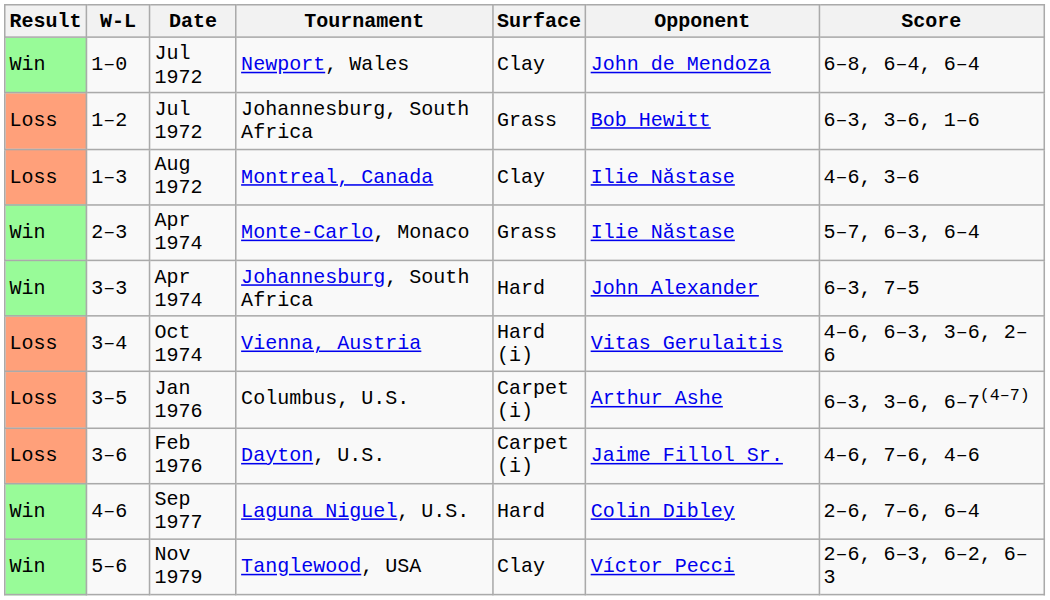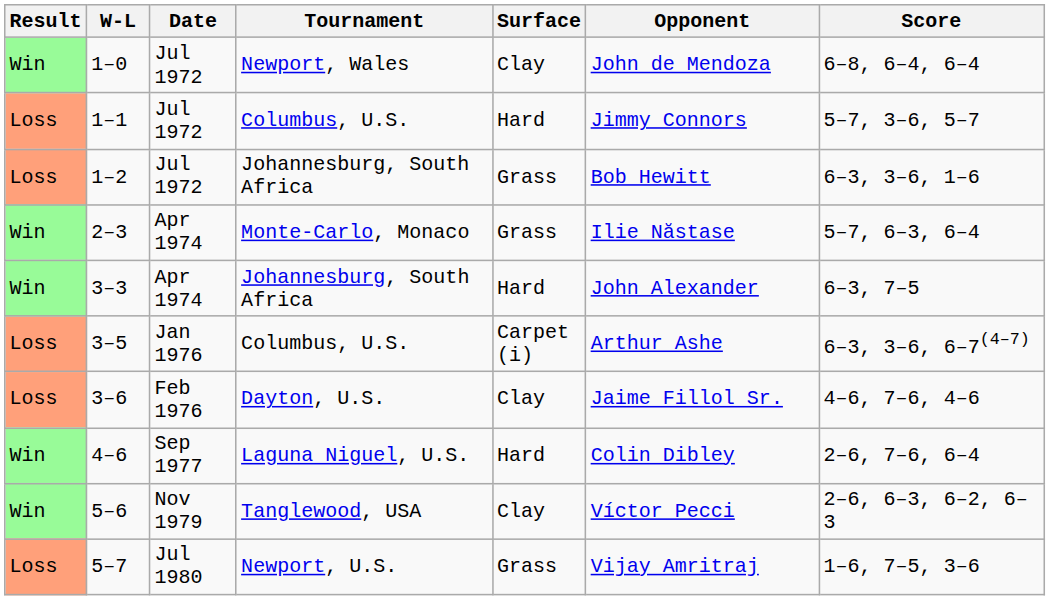+ row: (109, 121)
- row: (109, 177)
- row: (109, 344)
(533, 455) Carpet (i) -> (521, 400) Clay
+ row: (109, 567)
